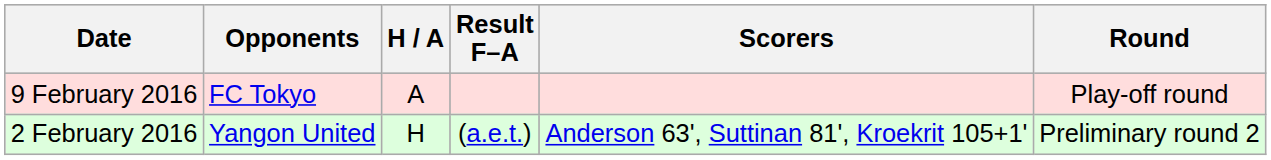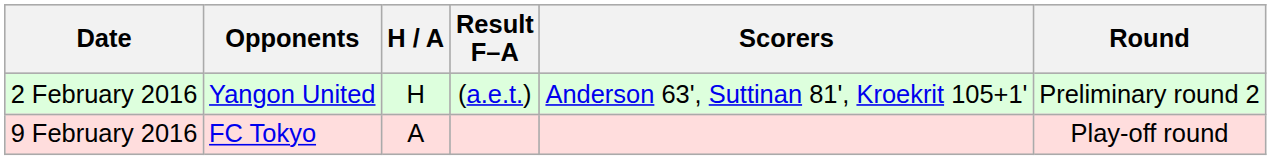rows swapped: (104, 133) <-> (104, 93)
